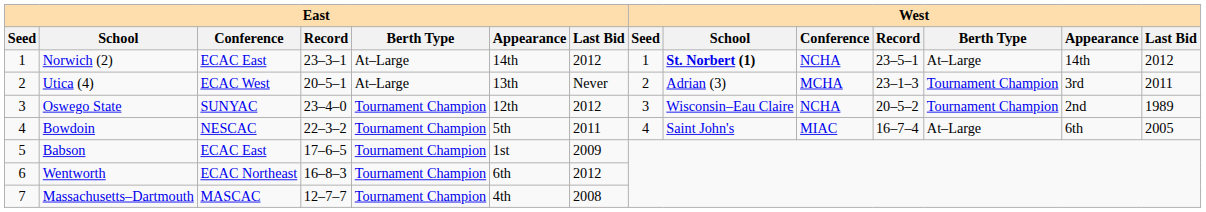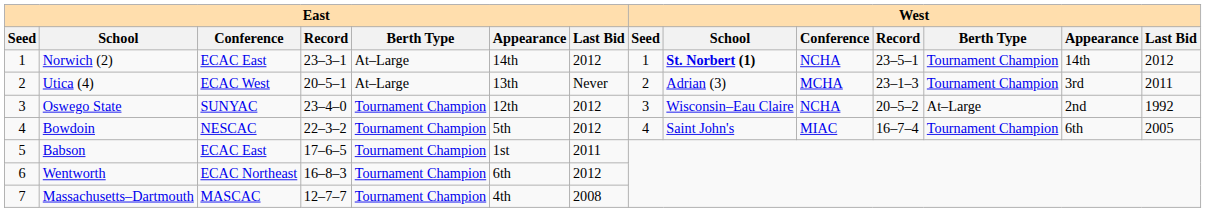(954, 60) At–Large -> (993, 60) Tournament Champion
(993, 106) Tournament Champion -> (954, 106) At–Large
(1159, 106) 1989 -> (1159, 106) 1992
(587, 128) 2011 -> (587, 128) 2012
(954, 128) At–Large -> (993, 128) Tournament Champion
(587, 151) 2009 -> (587, 151) 2011
